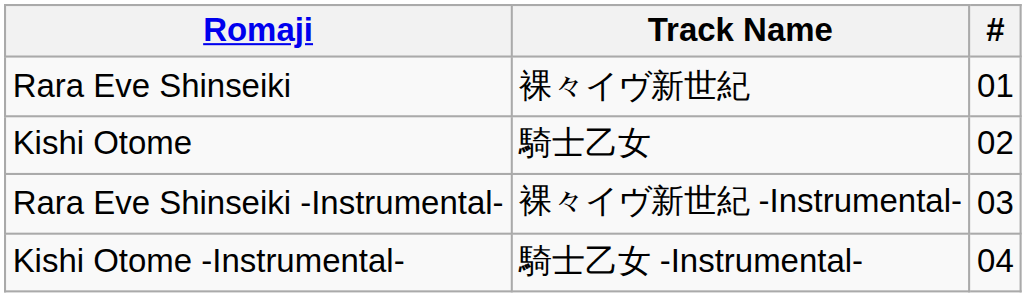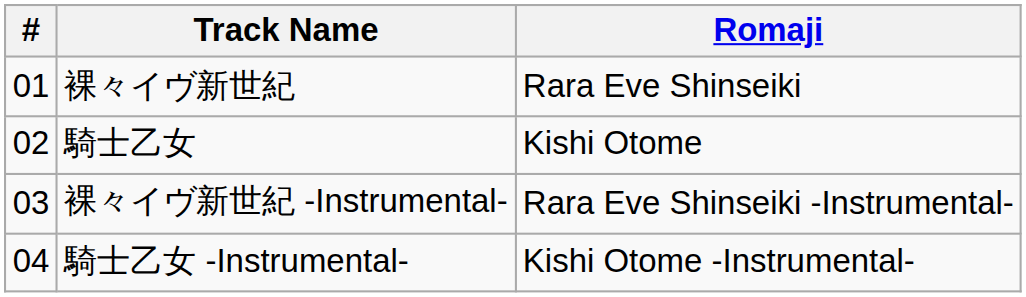columns swapped: (995, 30) <-> (258, 30)
